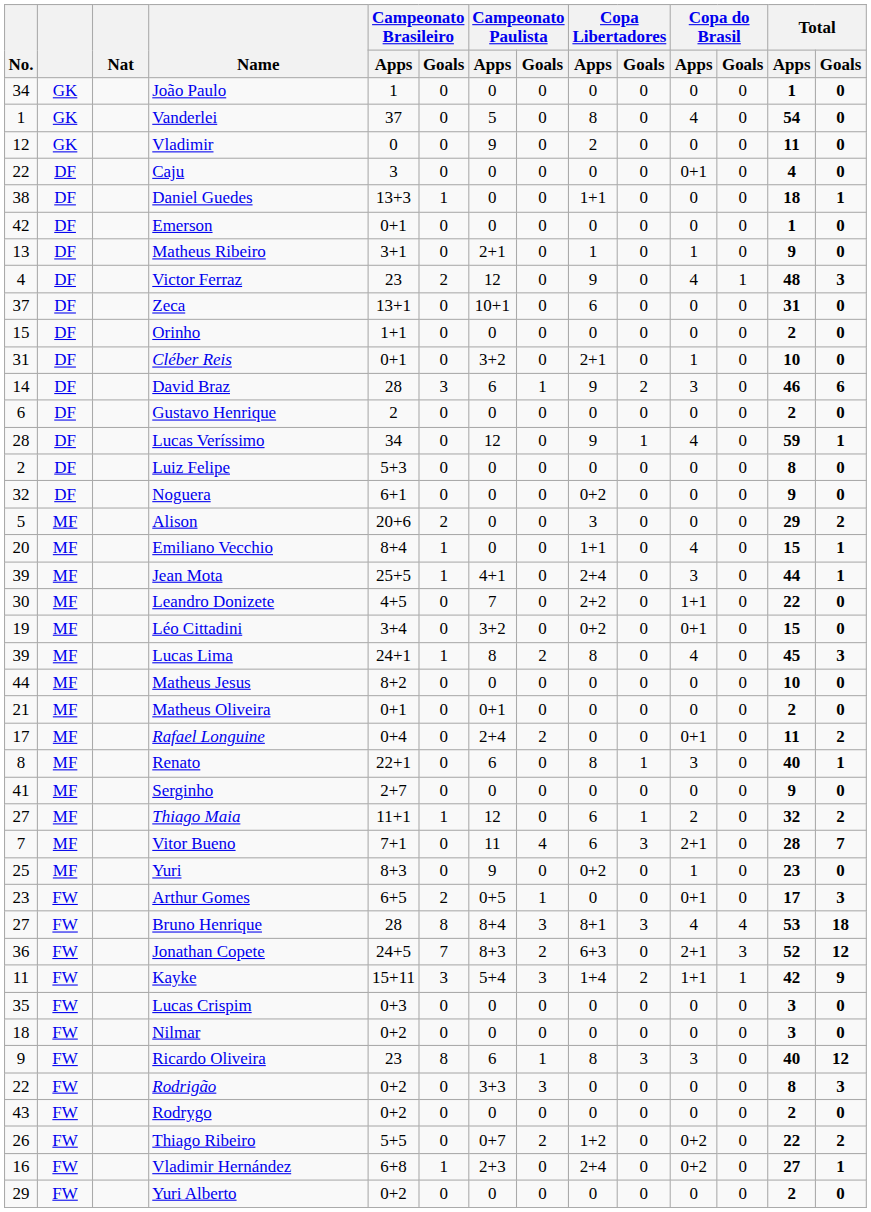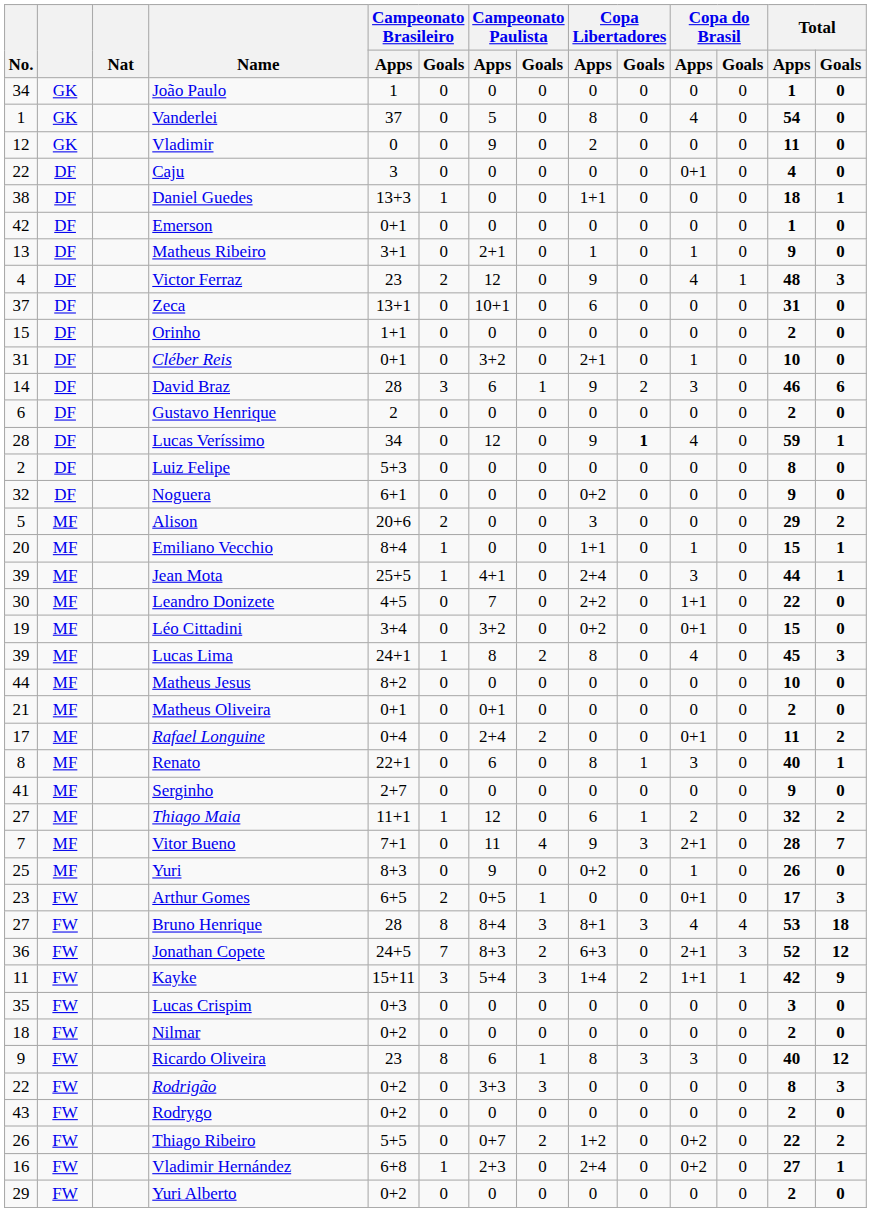(644, 440) normal -> (644, 440) bold
(694, 548) 4 -> (694, 548) 1
(593, 843) 6 -> (593, 843) 9
(792, 870) 23 -> (792, 870) 26
(792, 1032) 3 -> (792, 1032) 2
